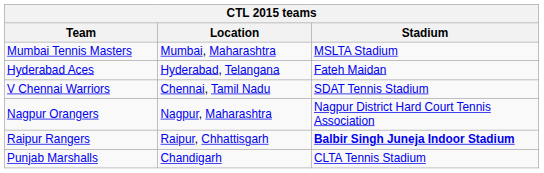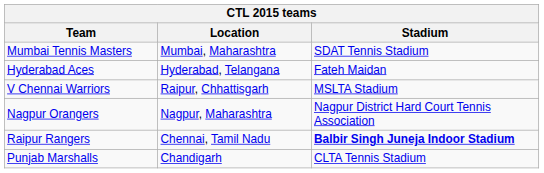(356, 51) MSLTA Stadium -> (371, 51) SDAT Tennis Stadium
(215, 88) Chennai, Tamil Nadu -> (215, 88) Raipur, Chhattisgarh
(371, 88) SDAT Tennis Stadium -> (356, 88) MSLTA Stadium
(215, 139) Raipur, Chhattisgarh -> (215, 139) Chennai, Tamil Nadu
